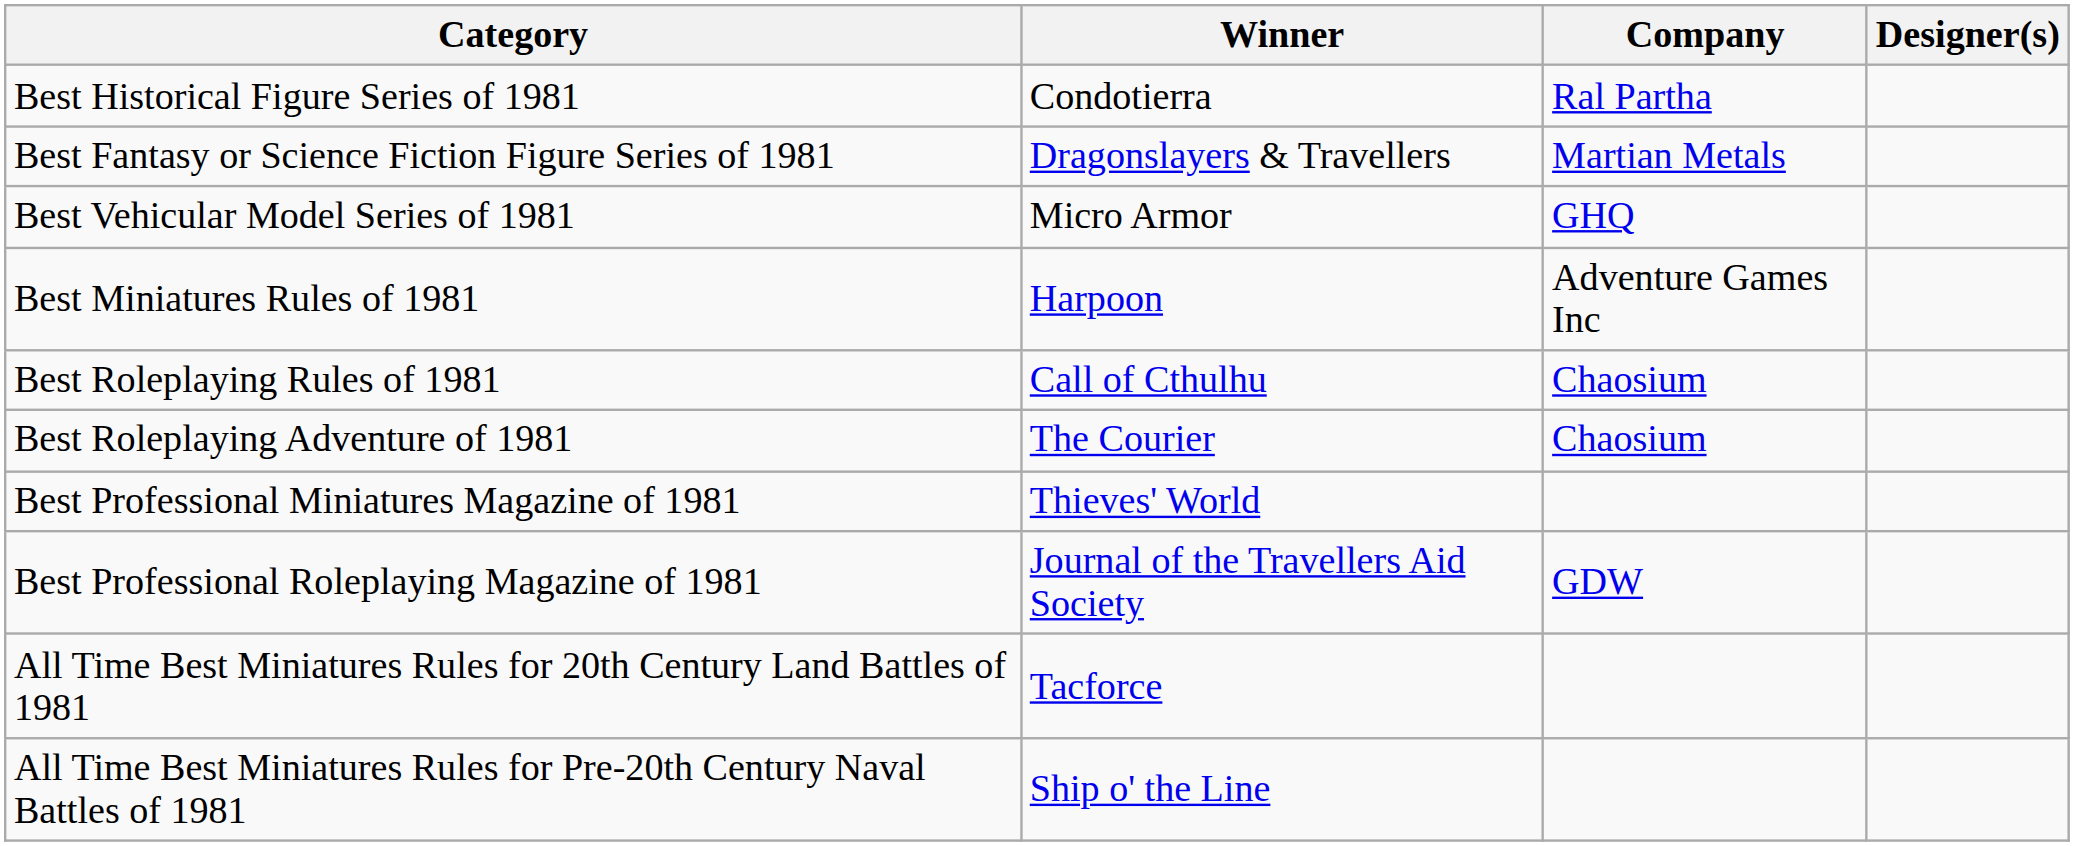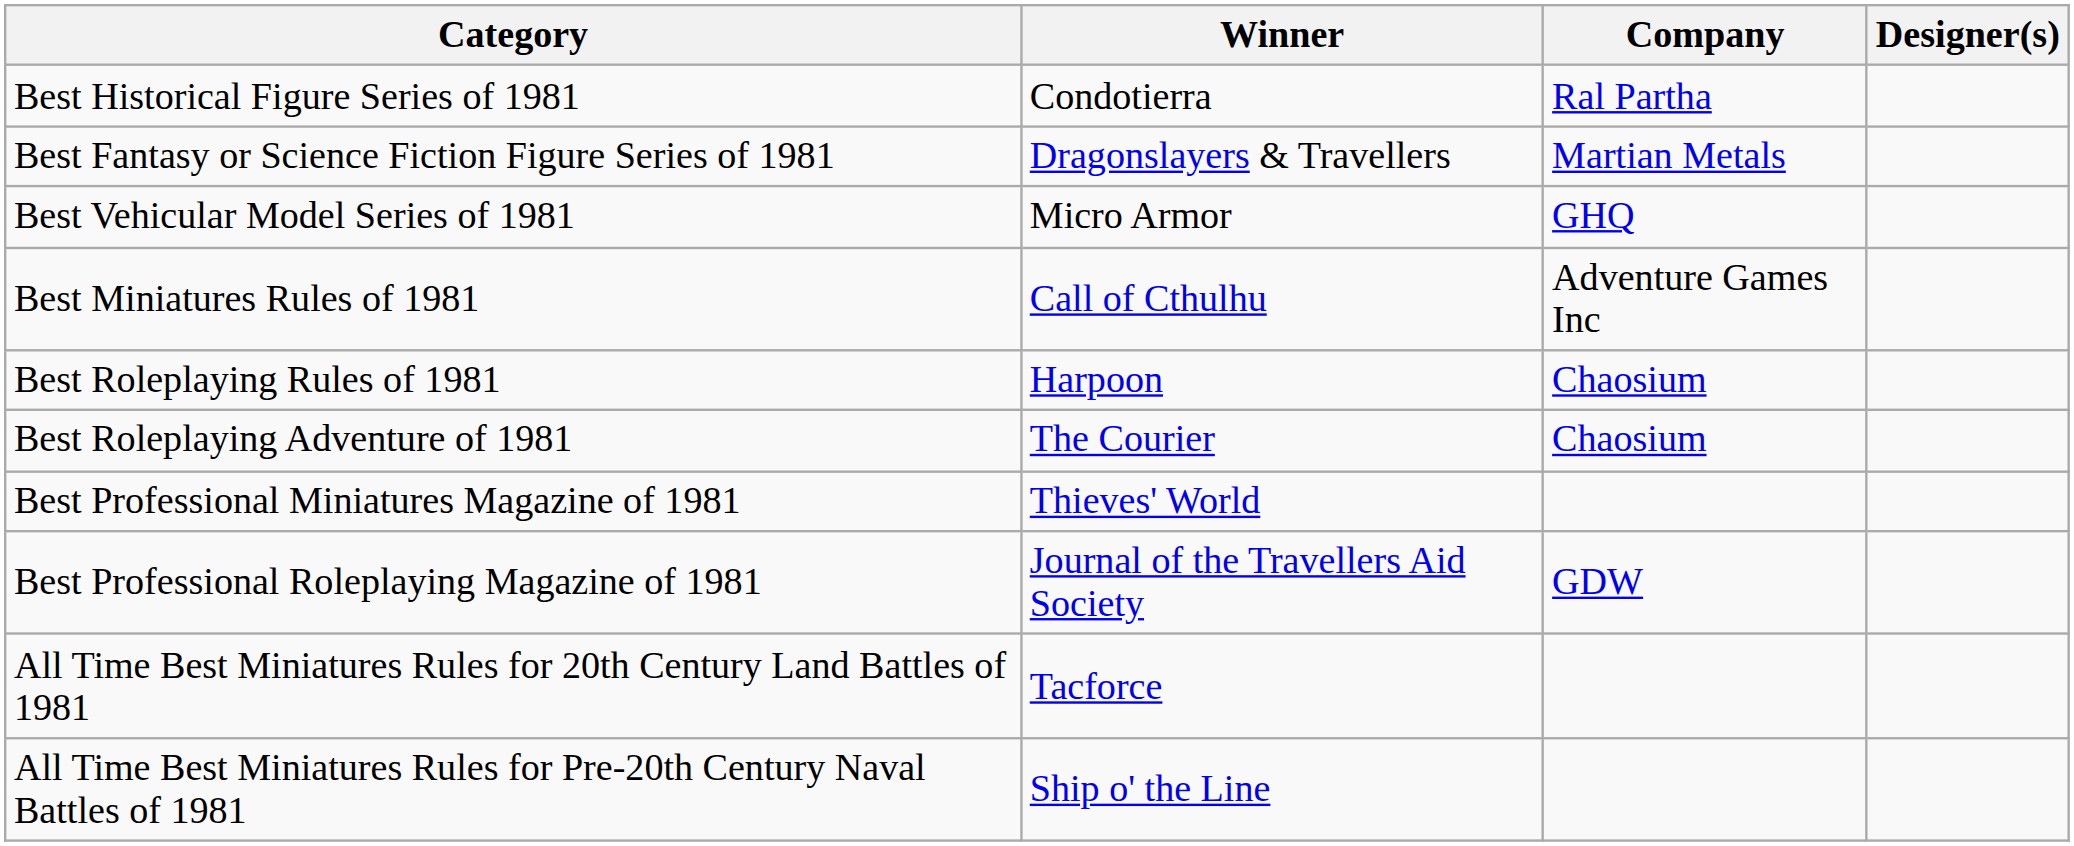(1096, 297) Harpoon -> (1148, 297) Call of Cthulhu
(1148, 379) Call of Cthulhu -> (1096, 379) Harpoon
